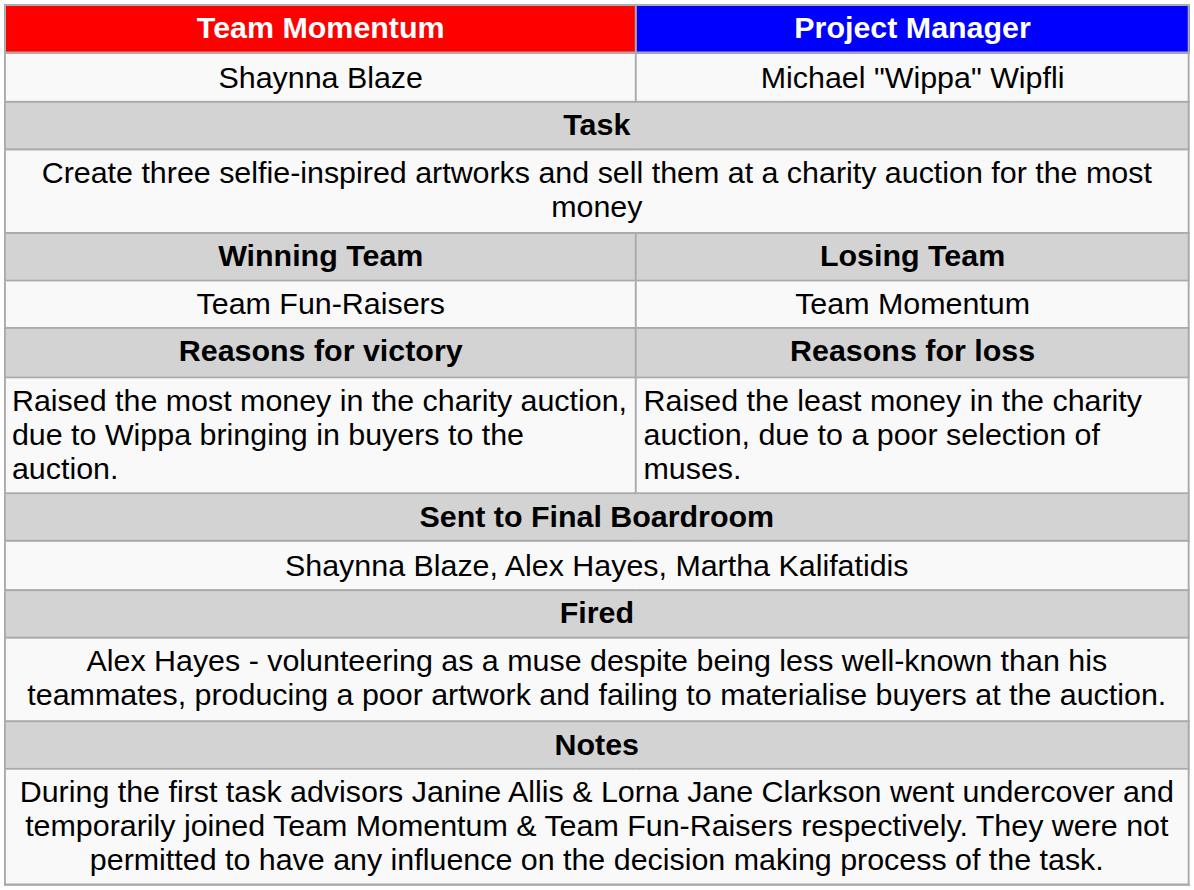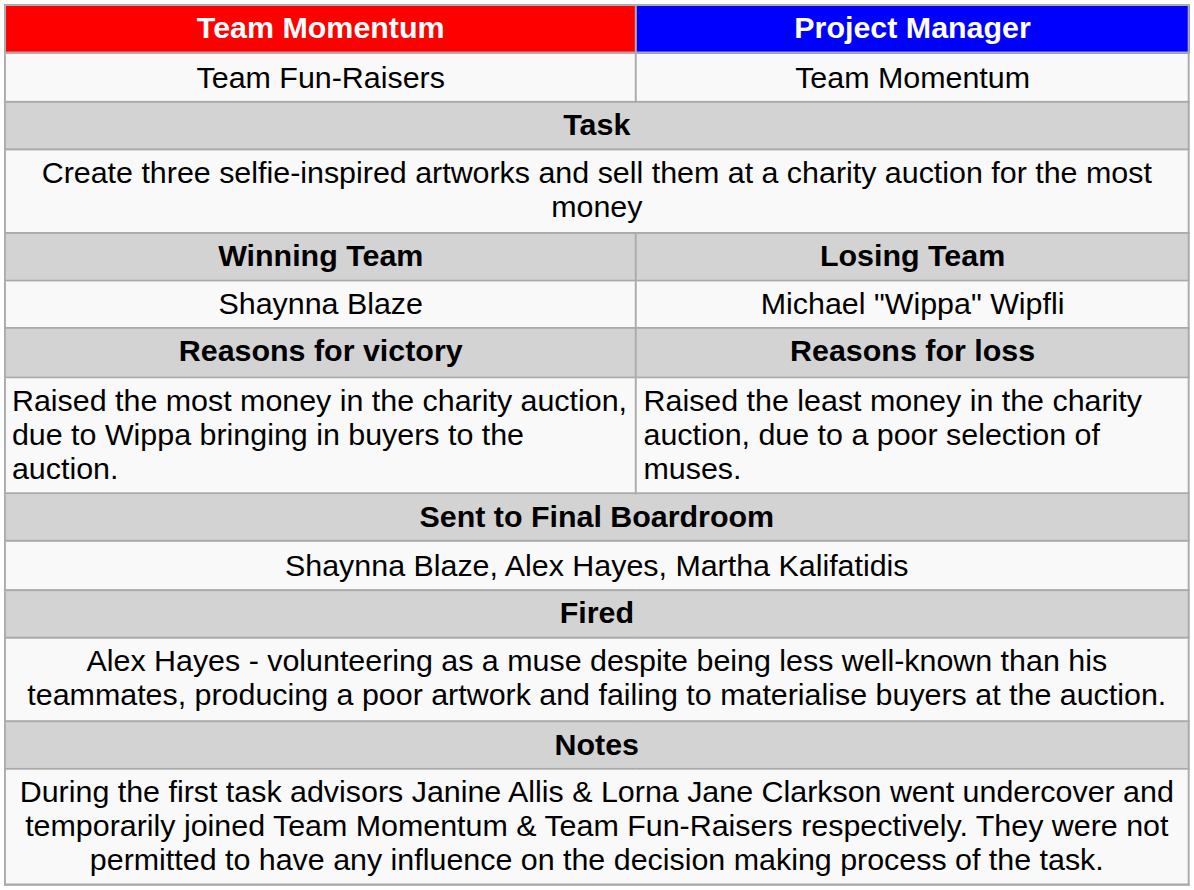rows swapped: (321, 76) <-> (321, 303)
